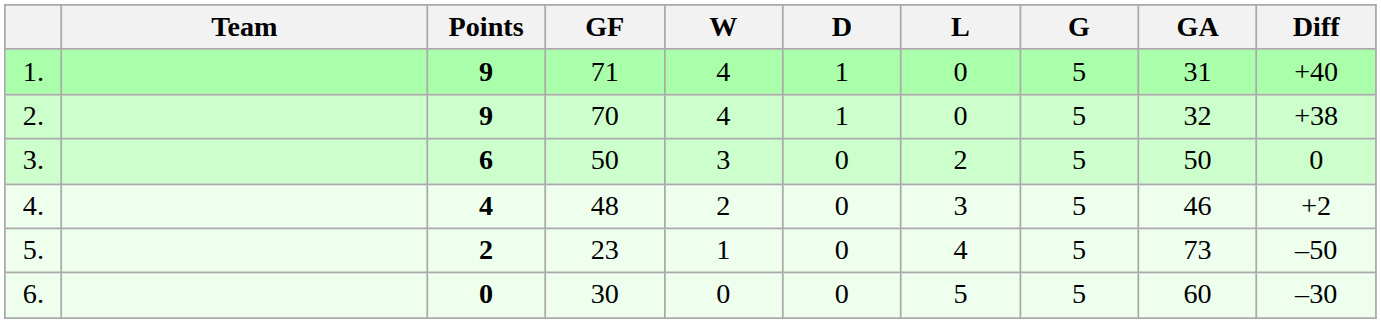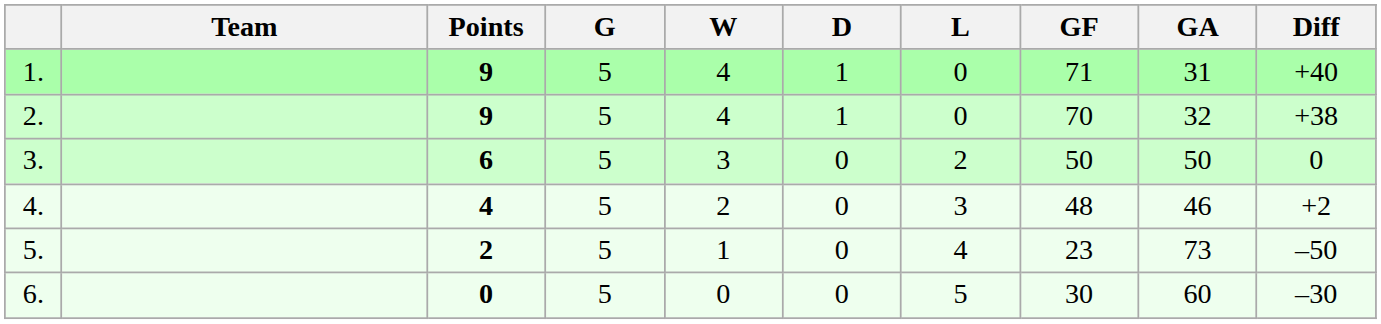columns swapped: (1079, 26) <-> (605, 26)
